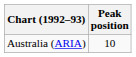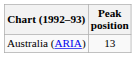(110, 43) 10 -> (110, 43) 13
